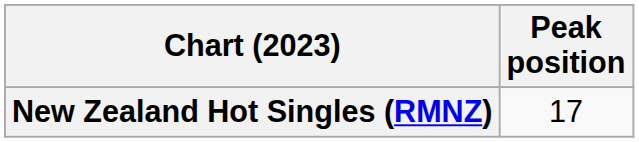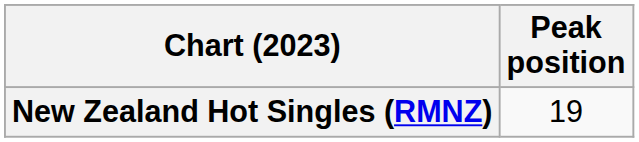(566, 111) 17 -> (566, 111) 19
